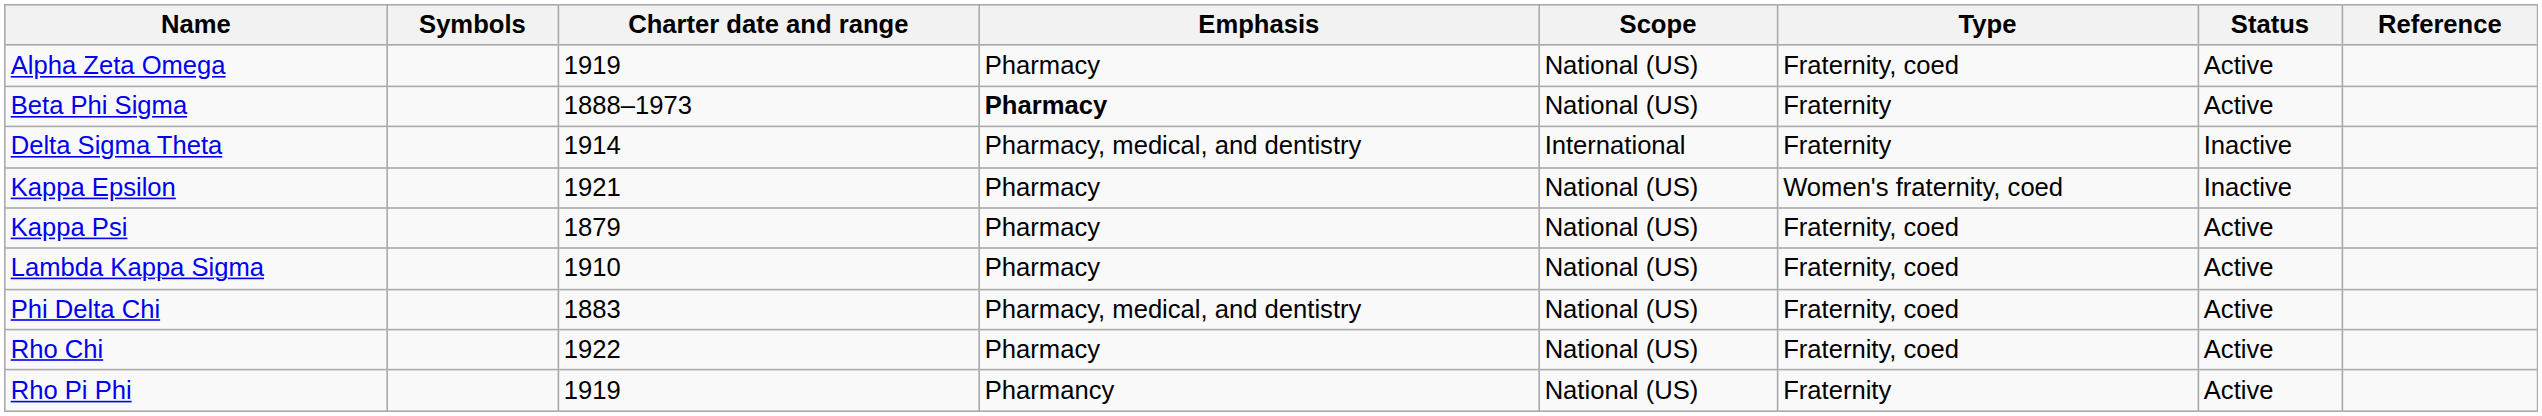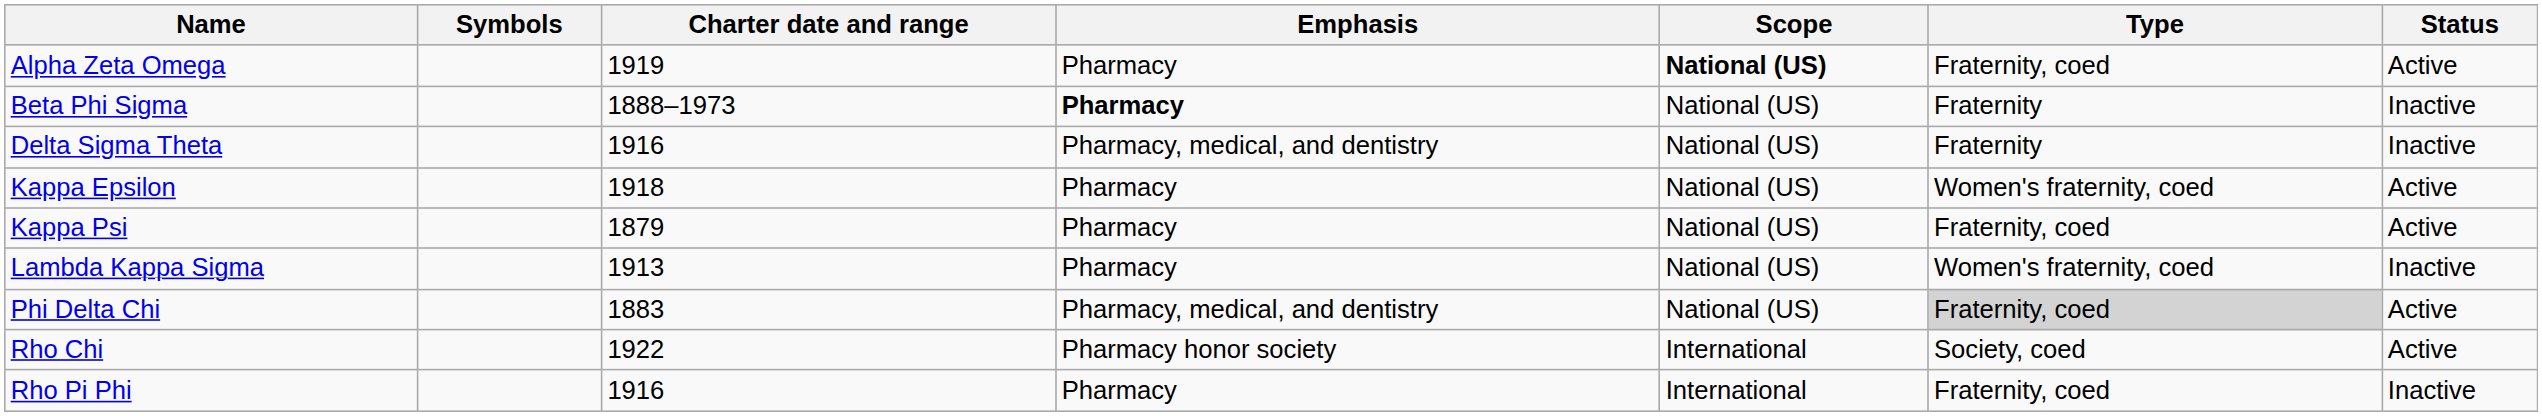- column: (2440, 24)
(1621, 65) normal -> (1746, 65) bold
(2239, 106) Active -> (2432, 106) Inactive
(592, 146) 1914 -> (636, 146) 1916
(1615, 146) International -> (1743, 146) National (US)
(592, 187) 1921 -> (636, 187) 1918
(2248, 187) Inactive -> (2423, 187) Active
(592, 268) 1910 -> (636, 268) 1913
(1871, 268) Fraternity, coed -> (2074, 268) Women's fraternity, coed
(2239, 268) Active -> (2432, 268) Inactive
(1871, 308) no background -> (2022, 308) lightgrey background
(1042, 349) Pharmacy -> (1199, 349) Pharmacy honor society
(1621, 349) National (US) -> (1736, 349) International
(1871, 349) Fraternity, coed -> (2010, 349) Society, coed
(592, 390) 1919 -> (636, 390) 1916
(1049, 390) Pharmancy -> (1119, 390) Pharmacy
(1621, 390) National (US) -> (1736, 390) International
(1837, 390) Fraternity -> (2022, 390) Fraternity, coed
(2239, 390) Active -> (2432, 390) Inactive
